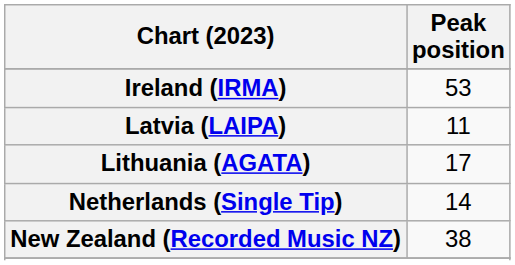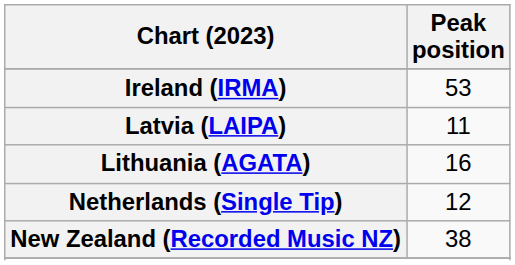(458, 163) 17 -> (458, 163) 16
(458, 201) 14 -> (458, 201) 12
